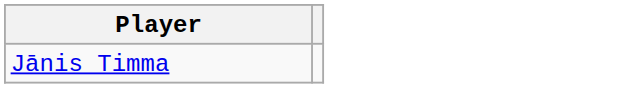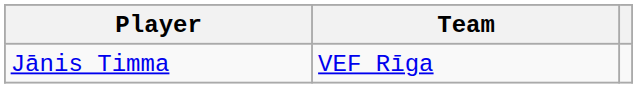+ column: (466, 25)
